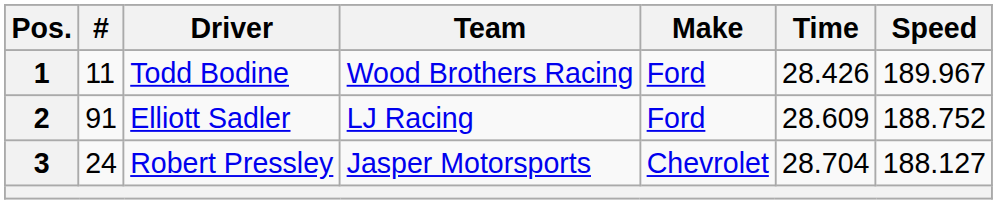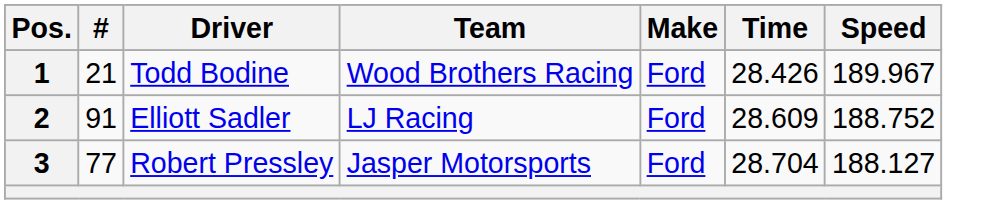(100, 73) 11 -> (101, 73) 21
(101, 163) 24 -> (101, 163) 77
(708, 163) Chevrolet -> (676, 163) Ford
